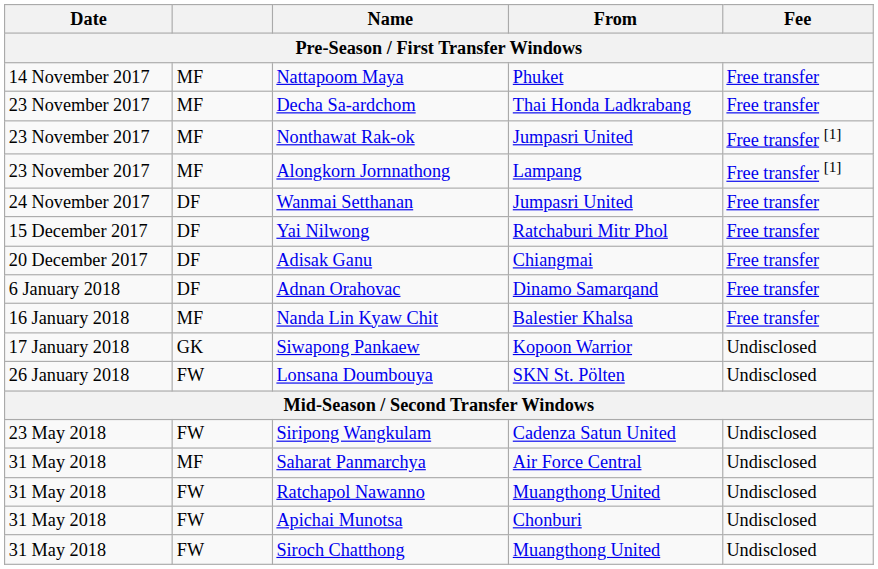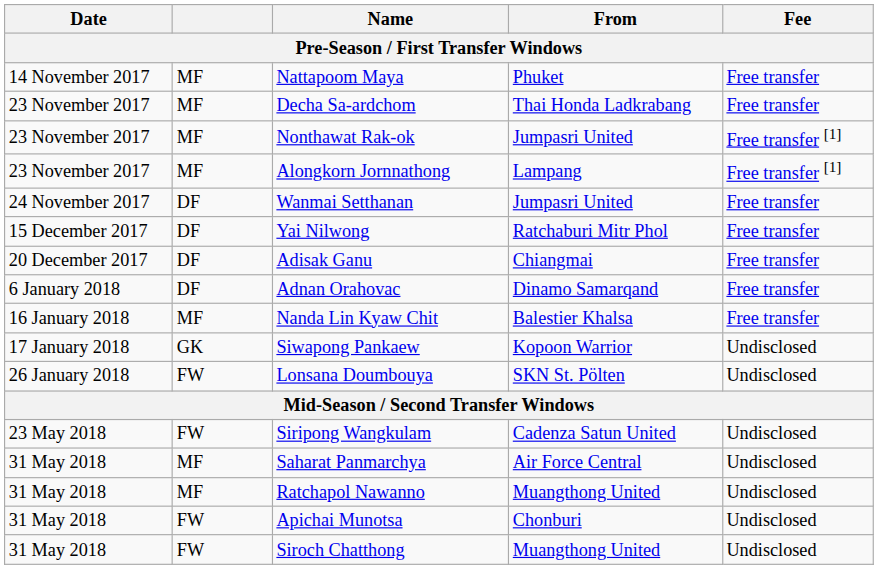(190, 491) FW -> (190, 491) MF
